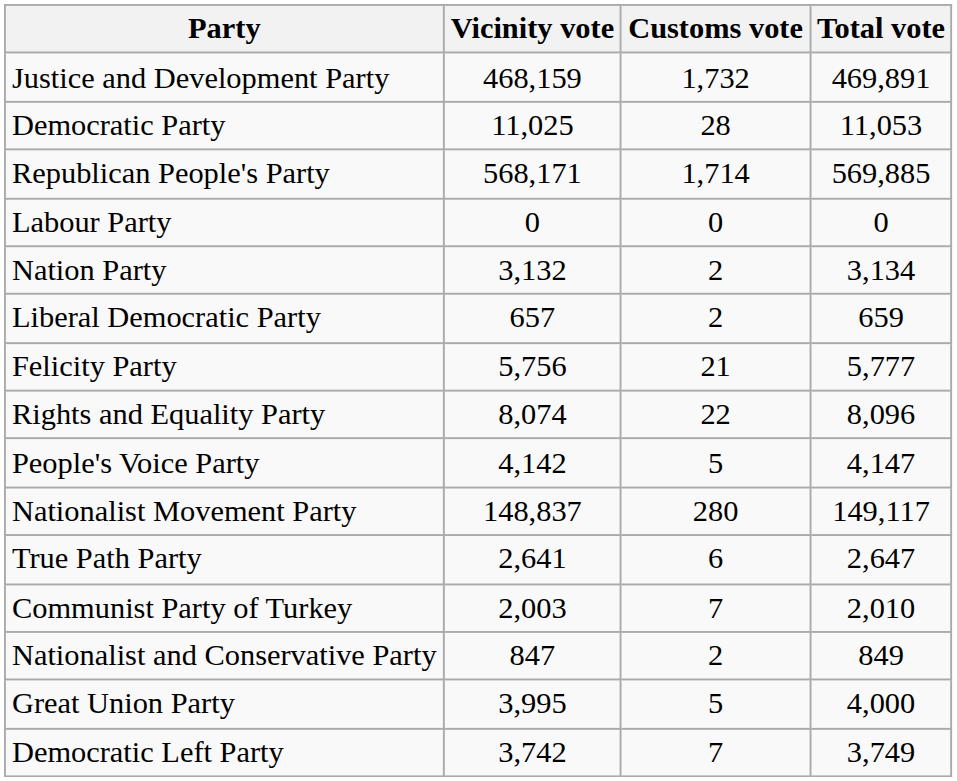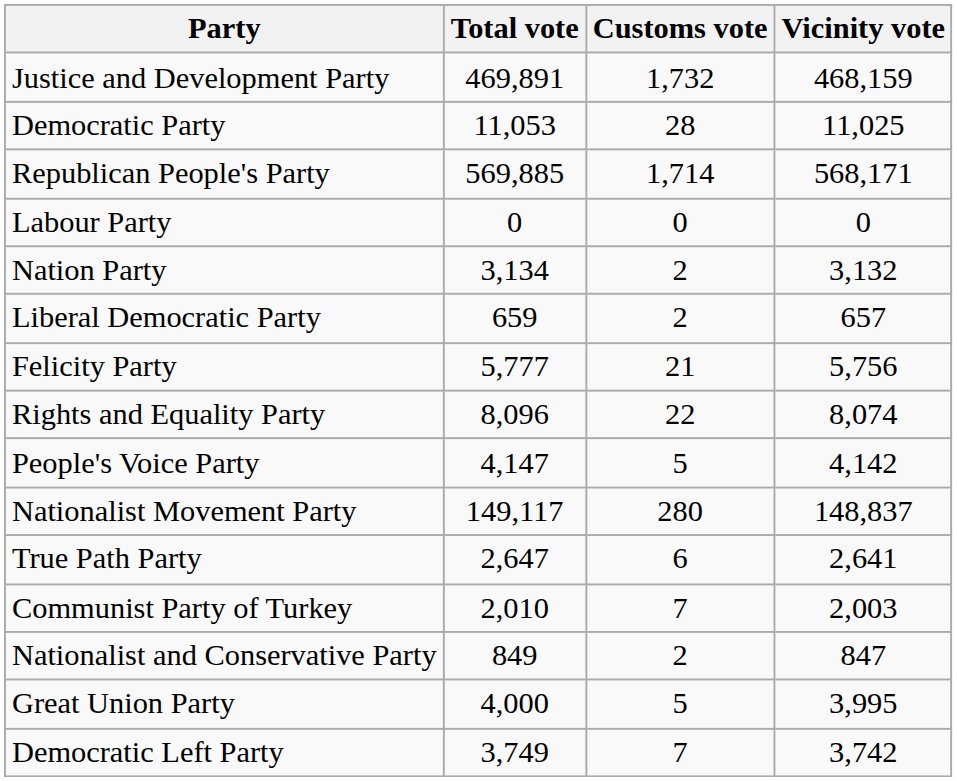columns swapped: (532, 28) <-> (881, 28)
